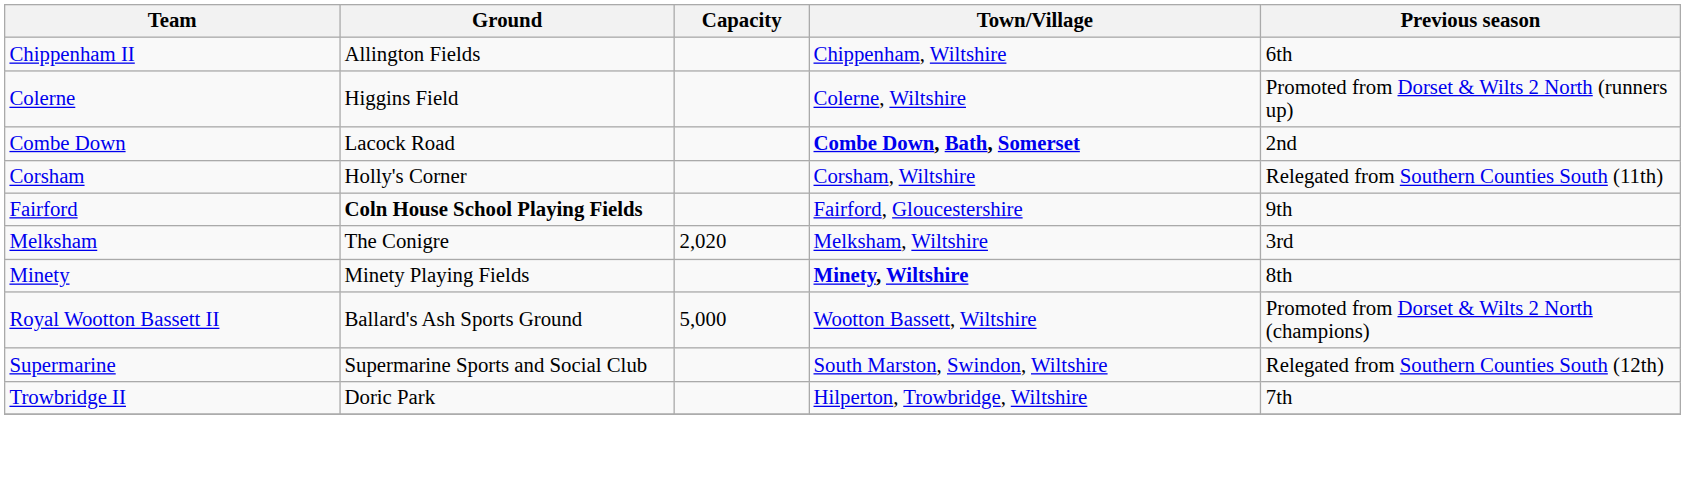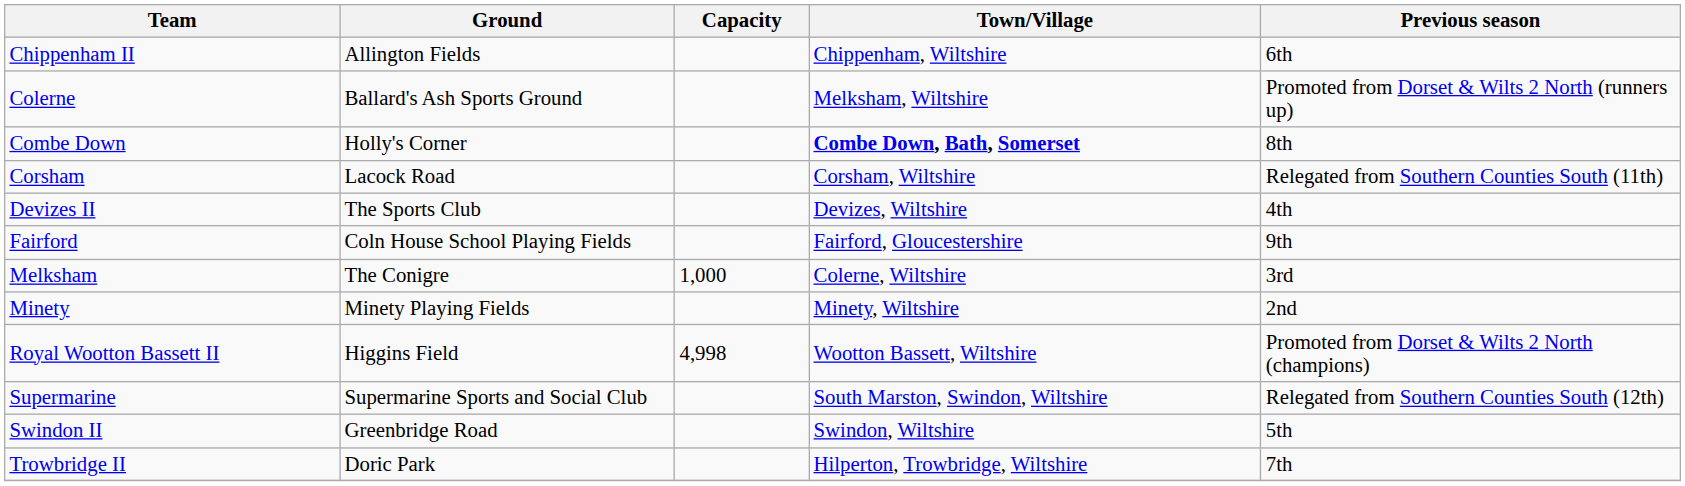(401, 98) Higgins Field -> (463, 98) Ballard's Ash Sports Ground
(890, 98) Colerne, Wiltshire -> (901, 98) Melksham, Wiltshire
(400, 143) Lacock Road -> (406, 143) Holly's Corner
(1281, 143) 2nd -> (1279, 143) 8th
(406, 176) Holly's Corner -> (400, 176) Lacock Road
+ row: (52, 209)
(494, 209) bold -> (488, 242) normal
(703, 242) 2,020 -> (703, 275) 1,000
(901, 242) Melksham, Wiltshire -> (890, 275) Colerne, Wiltshire
(891, 275) bold -> (886, 308) normal
(1279, 275) 8th -> (1281, 308) 2nd
(463, 319) Ballard's Ash Sports Ground -> (401, 352) Higgins Field
(703, 319) 5,000 -> (703, 352) 4,998
+ row: (56, 430)
